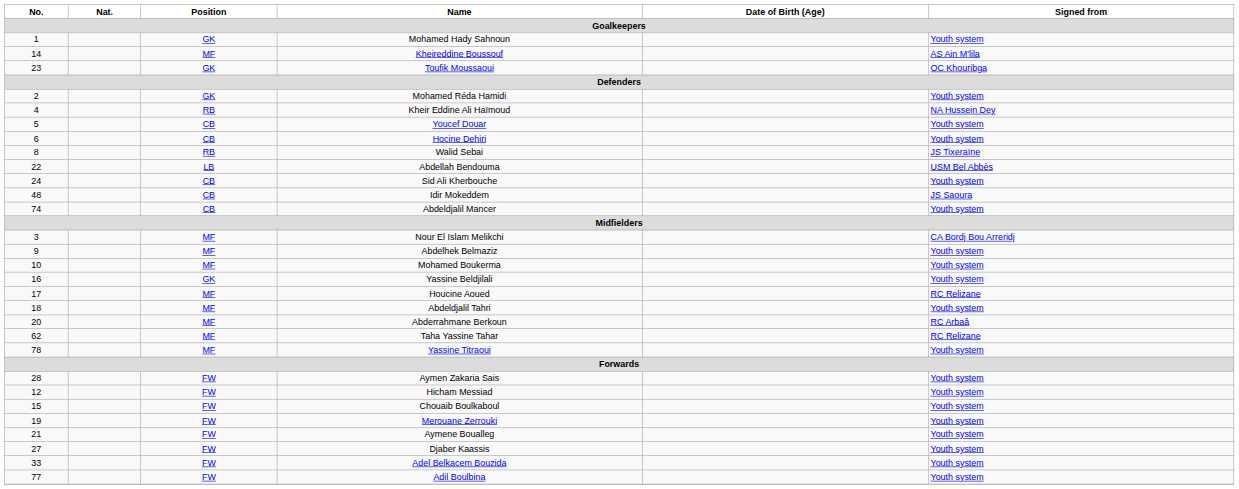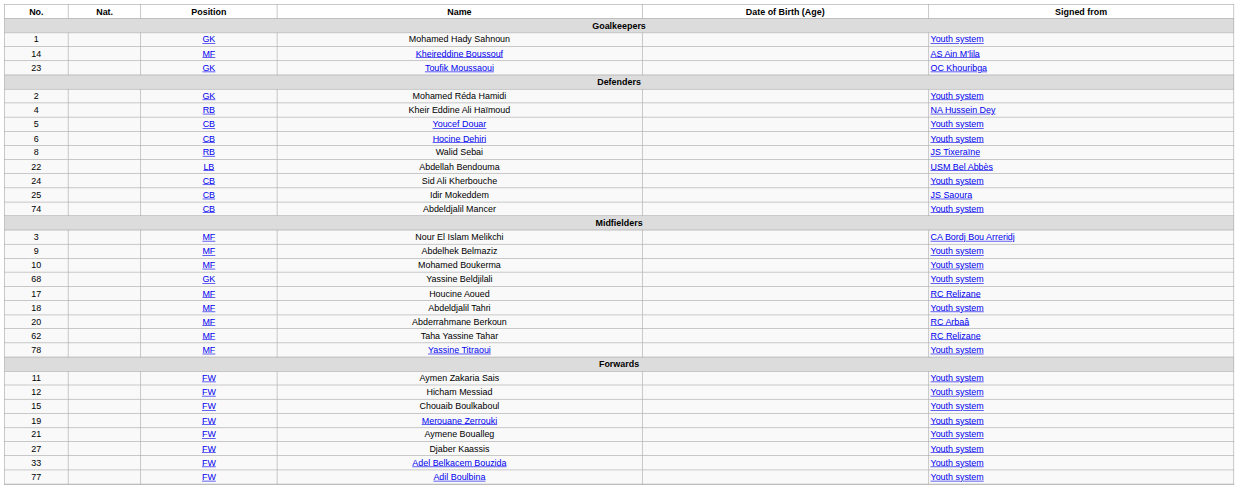(36, 195) 48 -> (36, 195) 25
(36, 280) 16 -> (36, 280) 68
(36, 378) 28 -> (36, 378) 11
